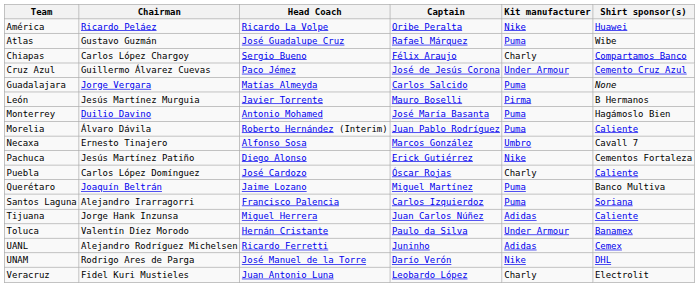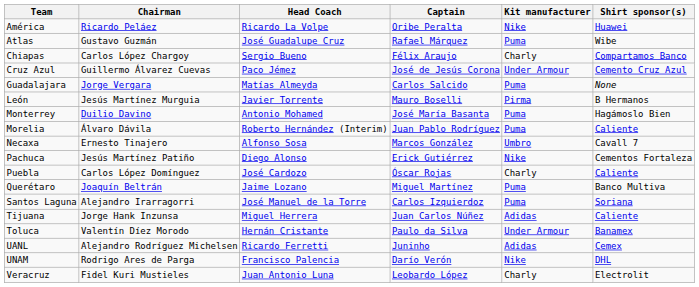(290, 202) Francisco Palencia -> (304, 202) José Manuel de la Torre
(304, 260) José Manuel de la Torre -> (290, 260) Francisco Palencia
